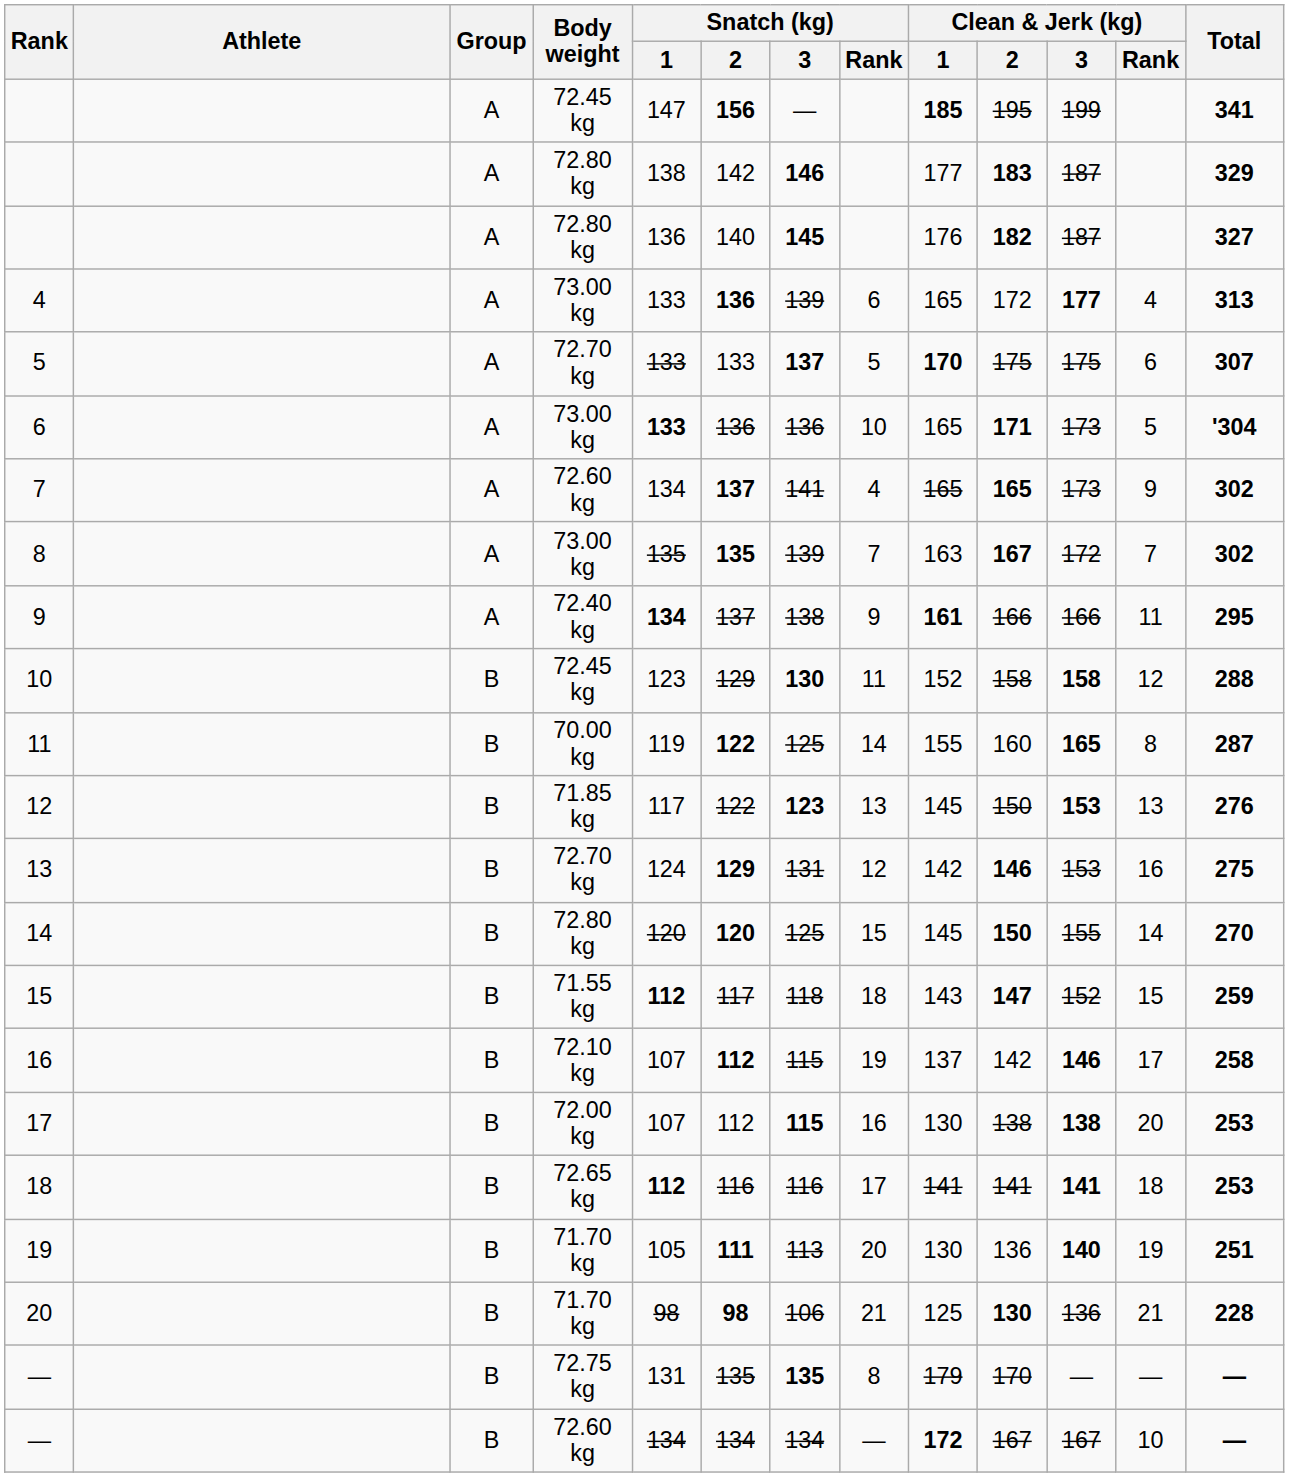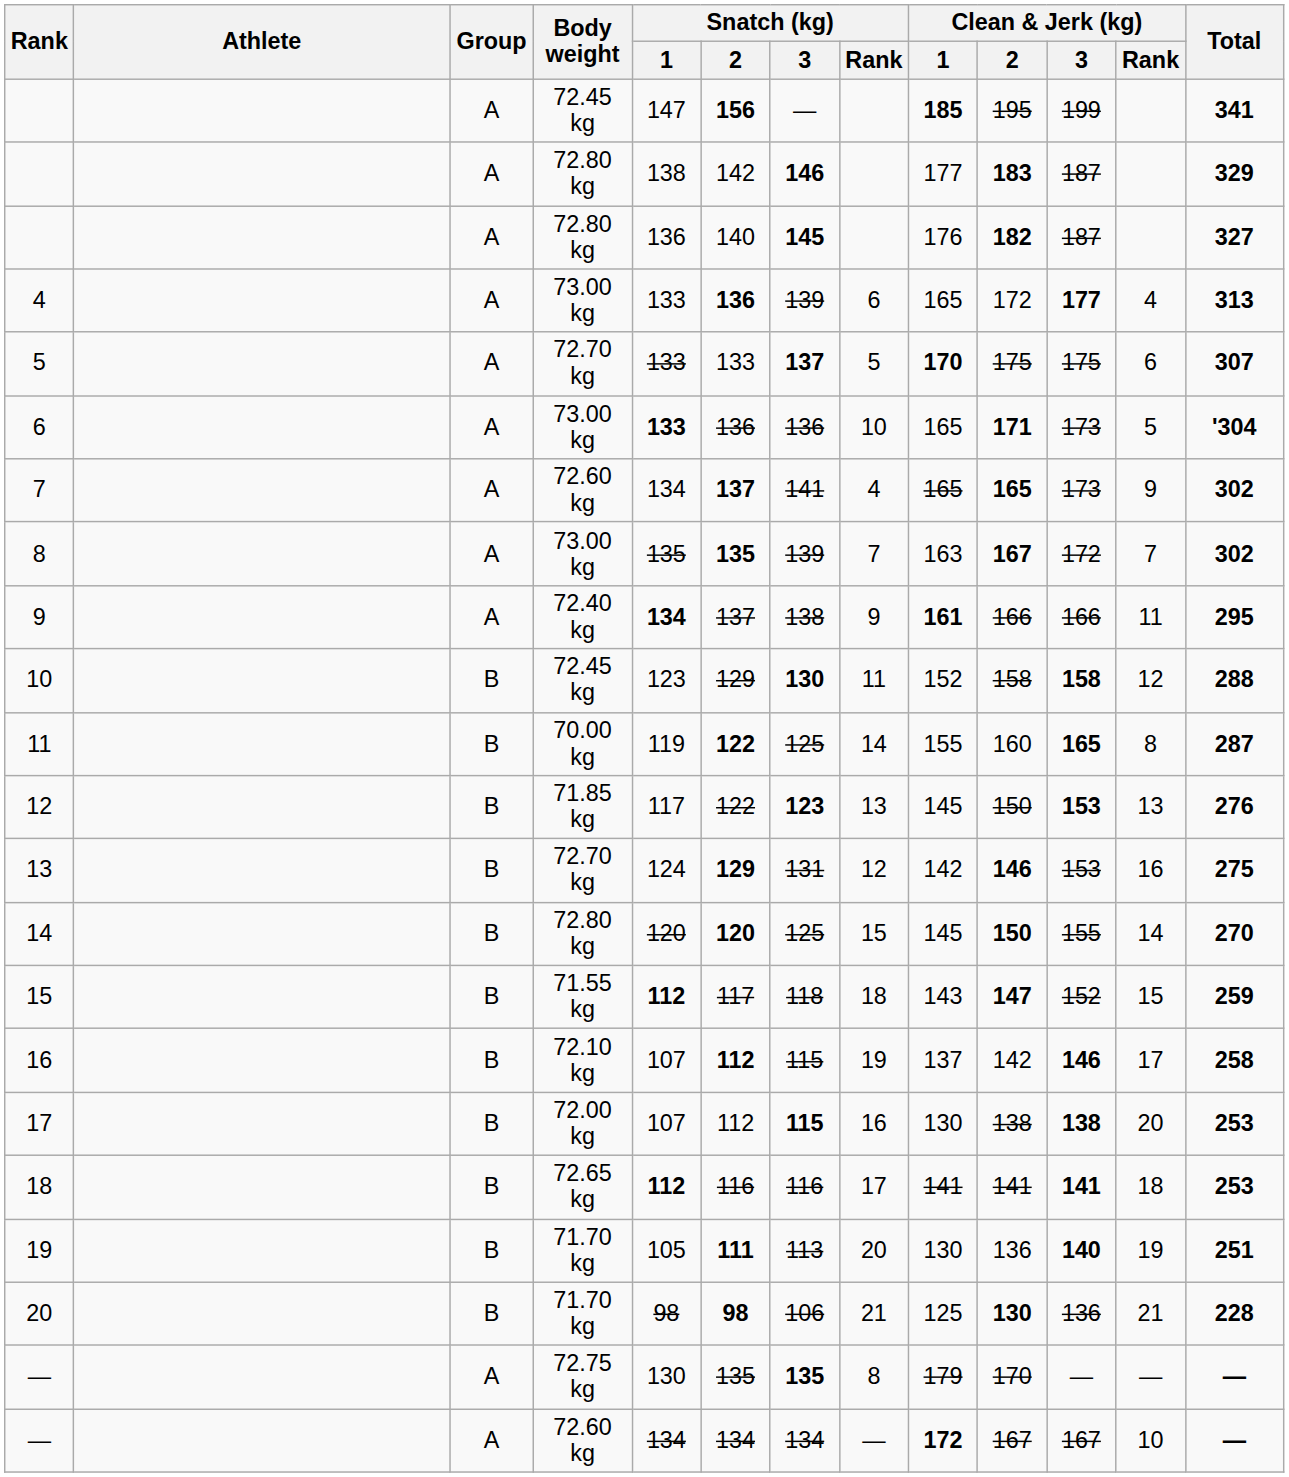(492, 1376) B -> (492, 1376) A
(666, 1376) 131 -> (666, 1376) 130
(492, 1440) B -> (492, 1440) A
